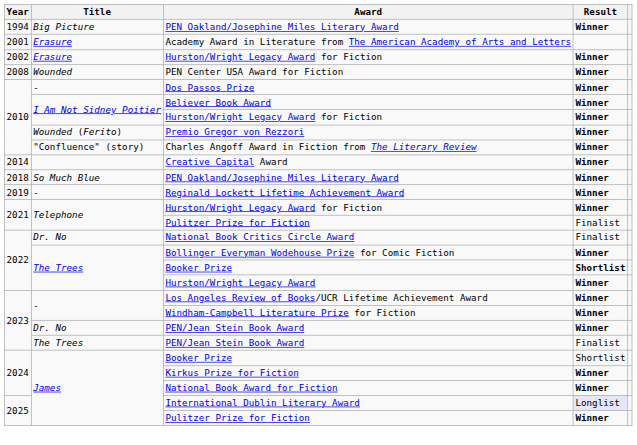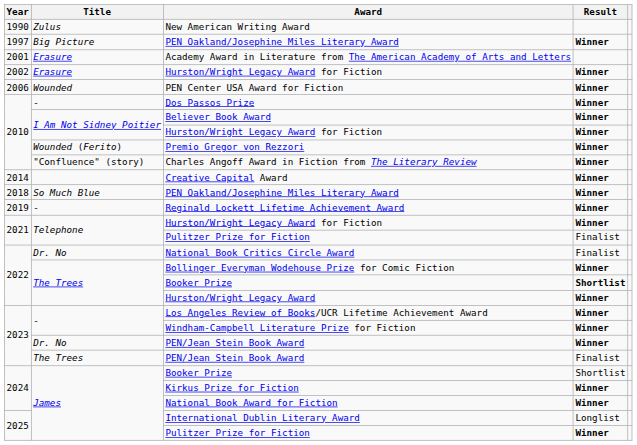+ row: (47, 27)
(18, 27) 1994 -> (18, 42) 1997
(18, 72) 2008 -> (18, 87) 2006
(598, 403) lavender background -> (598, 418) no background
